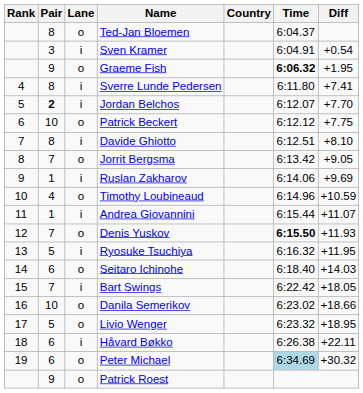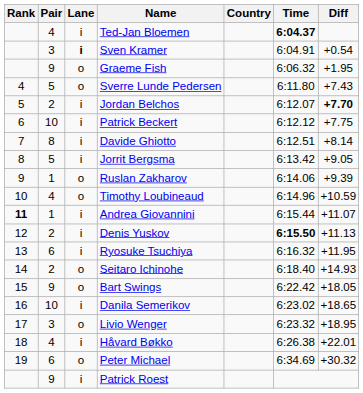(51, 31) 8 -> (51, 31) 4
(81, 31) o -> (81, 31) i
(296, 31) normal -> (296, 31) bold
(81, 50) normal -> (81, 50) bold
(296, 68) bold -> (296, 68) normal
(51, 86) 8 -> (51, 86) 5
(81, 86) i -> (81, 86) o
(338, 86) +7.41 -> (338, 86) +7.43
(51, 104) bold -> (51, 104) normal
(338, 104) normal -> (338, 104) bold
(81, 123) o -> (81, 123) i
(338, 141) +8.10 -> (338, 141) +8.14
(51, 159) 7 -> (51, 159) 5
(81, 159) o -> (81, 159) i
(81, 178) i -> (81, 178) o
(338, 178) +9.69 -> (338, 178) +9.39
(21, 214) normal -> (21, 214) bold
(51, 232) 7 -> (51, 232) 2
(81, 232) o -> (81, 232) i
(338, 232) +11.93 -> (338, 232) +11.13
(51, 251) 5 -> (51, 251) 6
(51, 269) 6 -> (51, 269) 2
(338, 269) +14.03 -> (338, 269) +14.93
(51, 287) 7 -> (51, 287) 9
(81, 287) i -> (81, 287) o
(81, 305) o -> (81, 305) i
(338, 305) +18.66 -> (338, 305) +18.65
(51, 324) 5 -> (51, 324) 3
(51, 342) 6 -> (51, 342) 4
(338, 342) +22.11 -> (338, 342) +22.01
(296, 360) lightblue background -> (296, 360) no background
(81, 379) o -> (81, 379) i
